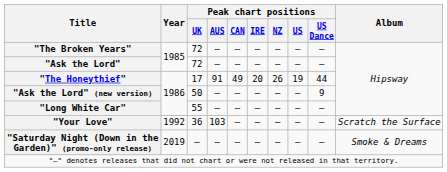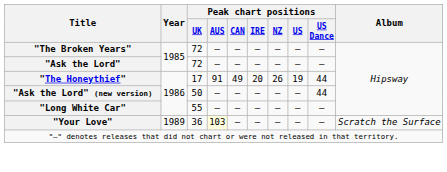(322, 93) 9 -> (322, 93) 44
(174, 123) 1992 -> (174, 123) 1989
(217, 123) no background -> (217, 123) lightyellow background
- row: (83, 142)
